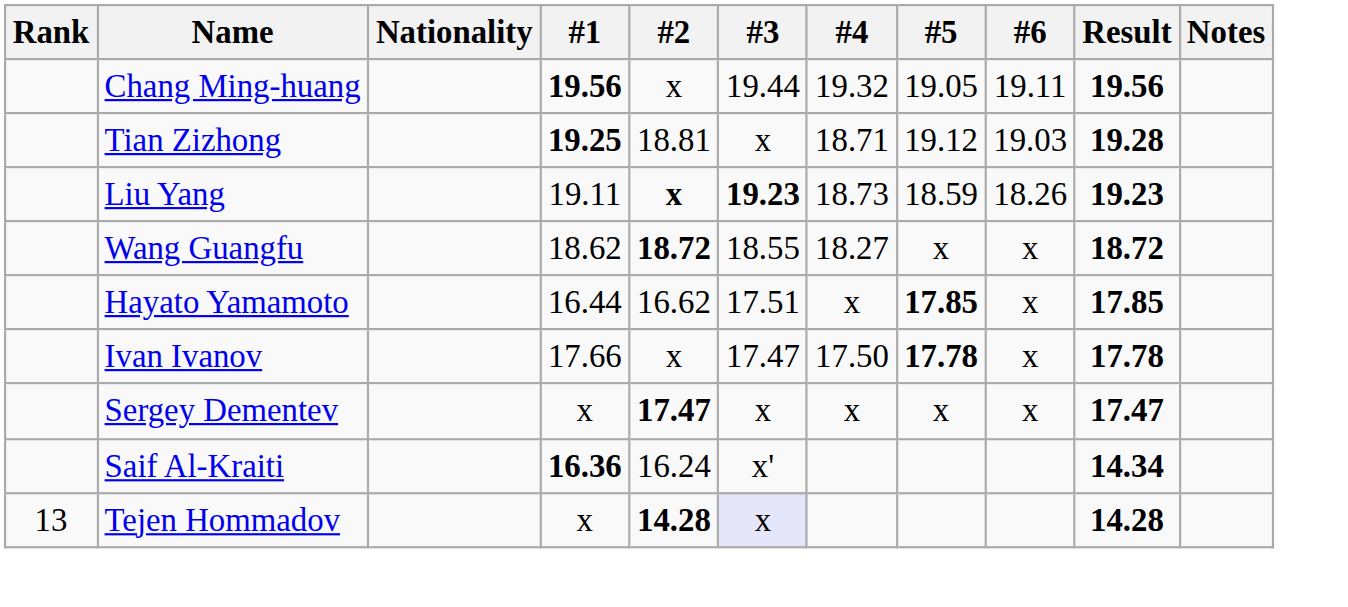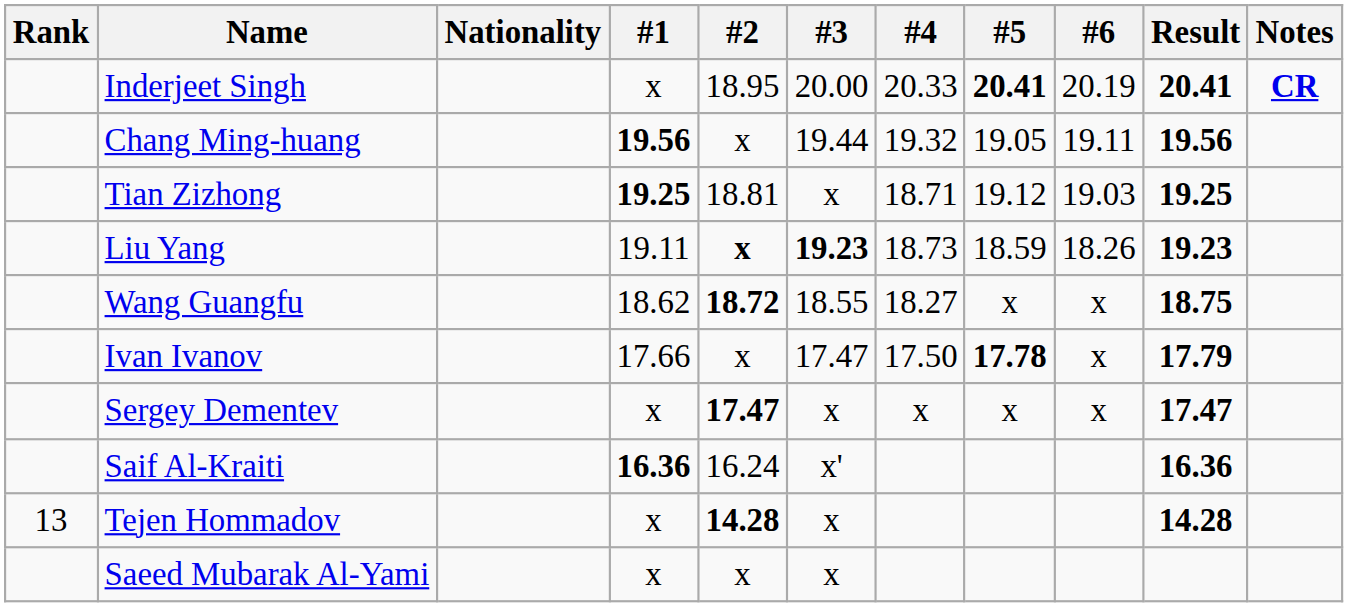+ row: (205, 85)
(1127, 140) 19.28 -> (1196, 194) 19.25
(1127, 248) 18.72 -> (1196, 302) 18.75
- row: (227, 302)
(1127, 356) 17.78 -> (1196, 356) 17.79
(1127, 464) 14.34 -> (1196, 464) 16.36
(763, 518) lavender background -> (832, 518) no background
+ row: (267, 573)
